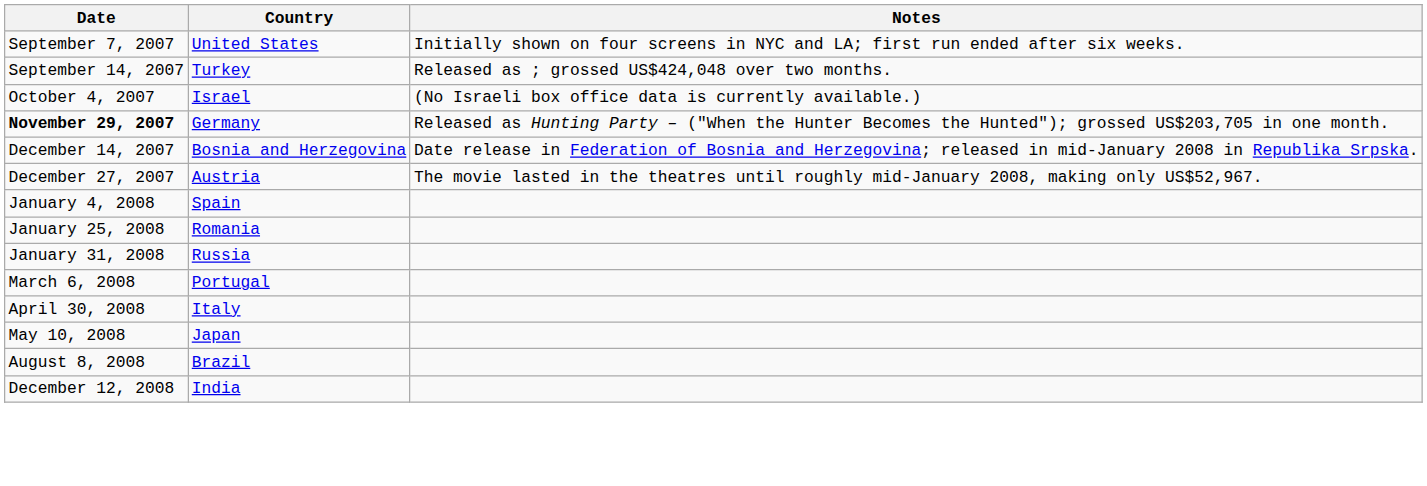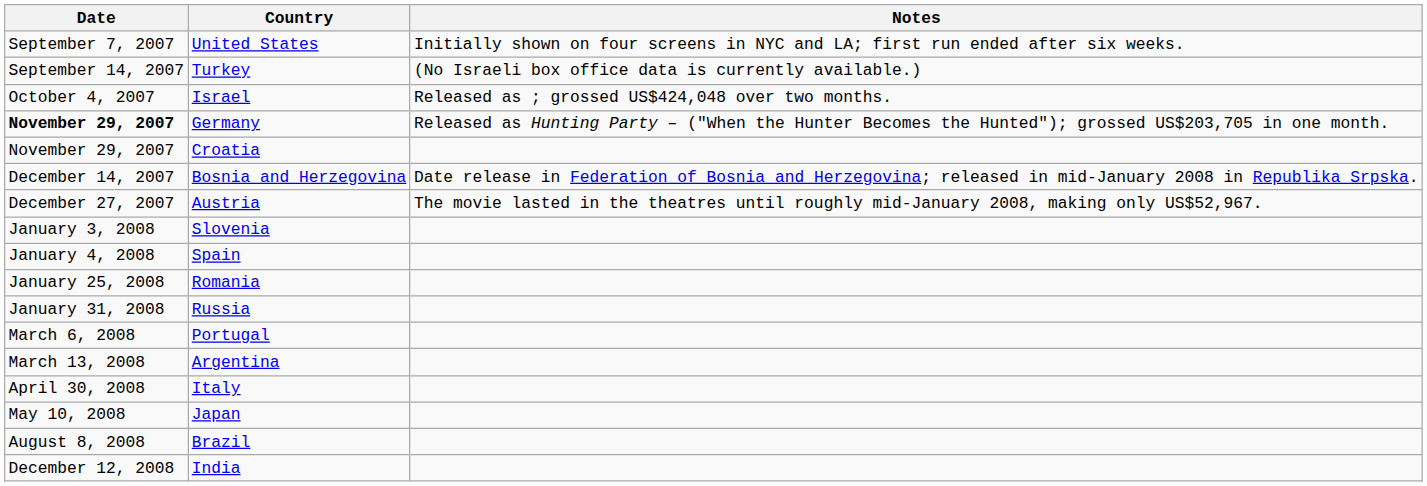(653, 71) Released as ; grossed US$424,048 over two months. -> (668, 71) (No Israeli box office data is currently available.)
(668, 97) (No Israeli box office data is currently available.) -> (653, 97) Released as ; grossed US$424,048 over two months.
+ row: (226, 150)
+ row: (231, 230)
+ row: (236, 362)
